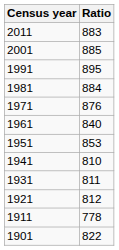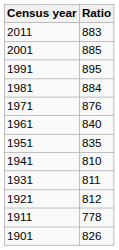(92, 143) 853 -> (92, 143) 835
(92, 236) 822 -> (92, 236) 826
